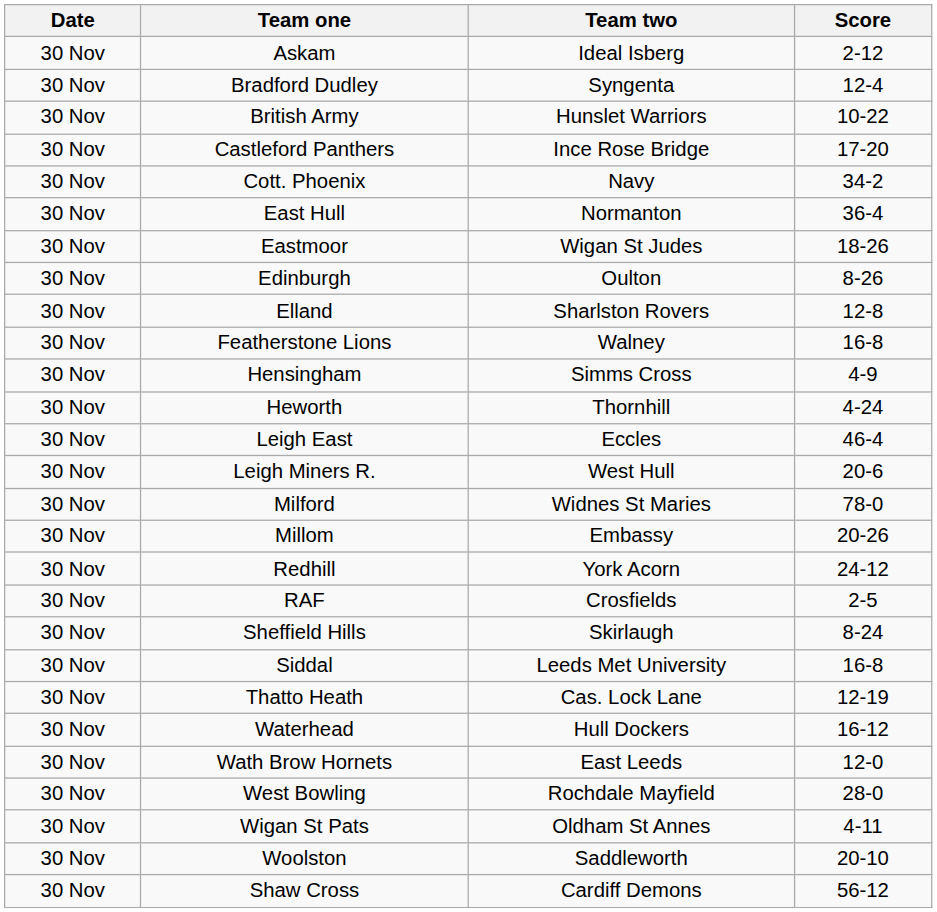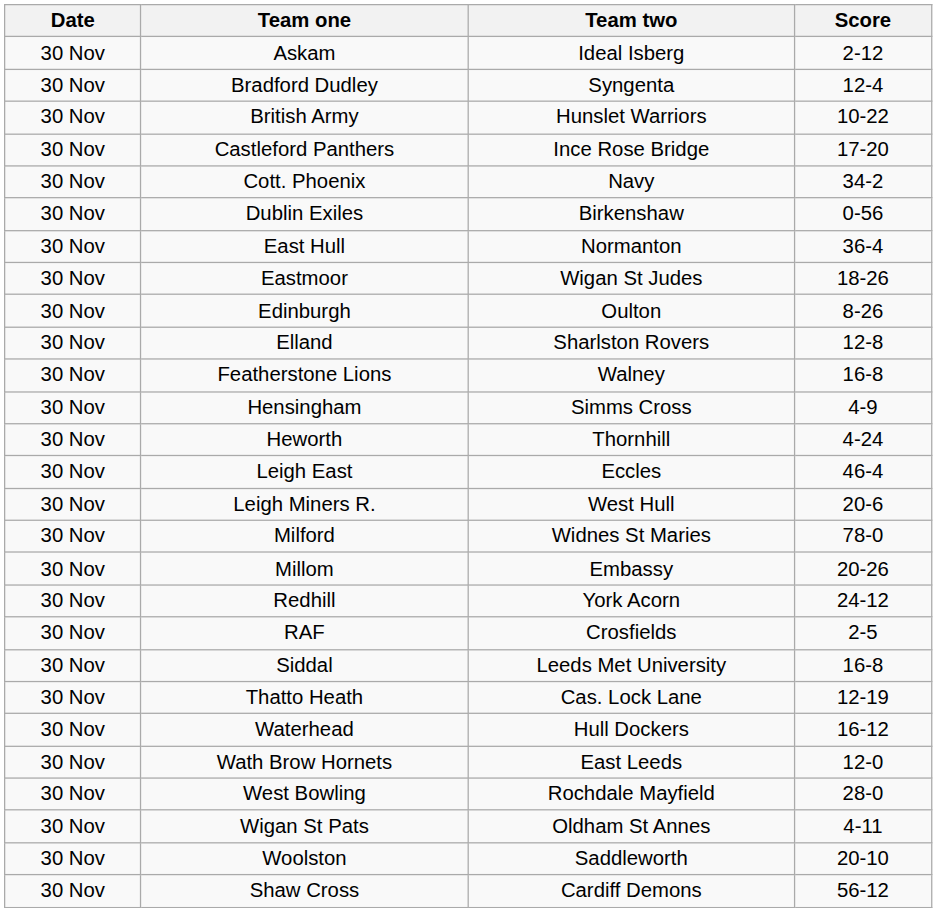+ row: (304, 213)
- row: (304, 632)
